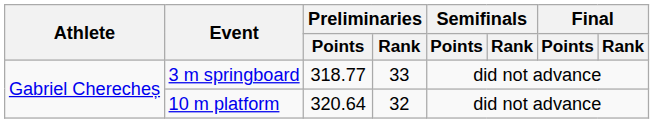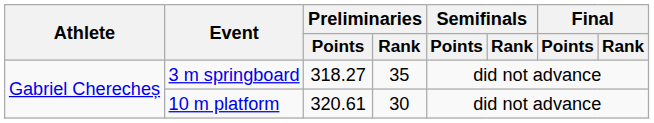(338, 75) 318.77 -> (338, 75) 318.27
(399, 75) 33 -> (399, 75) 35
(338, 104) 320.64 -> (338, 104) 320.61
(399, 104) 32 -> (399, 104) 30
